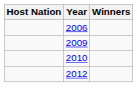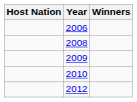+ row: (77, 43)
